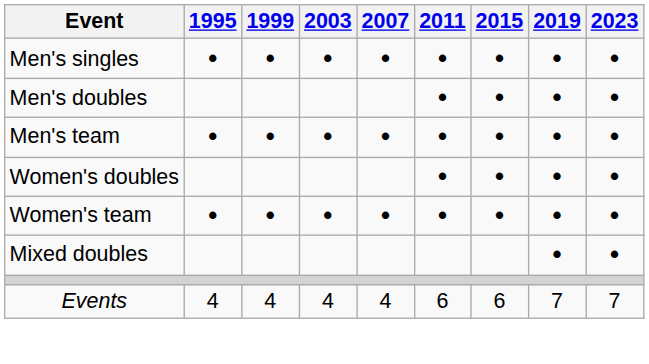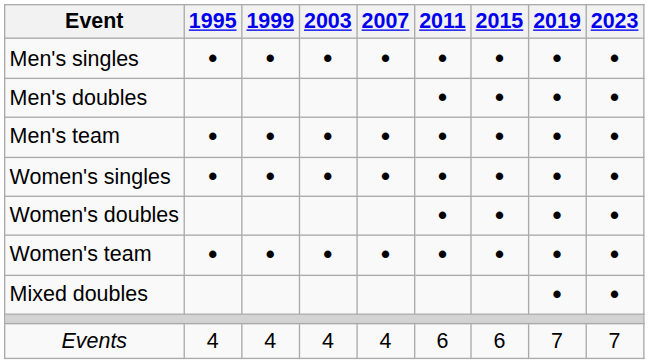+ row: (90, 176)
